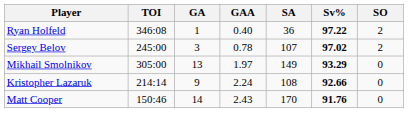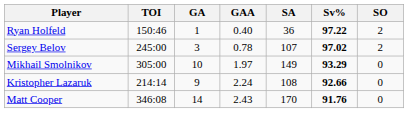(151, 30) 346:08 -> (151, 30) 150:46
(197, 64) 13 -> (197, 64) 10
(151, 99) 150:46 -> (151, 99) 346:08
